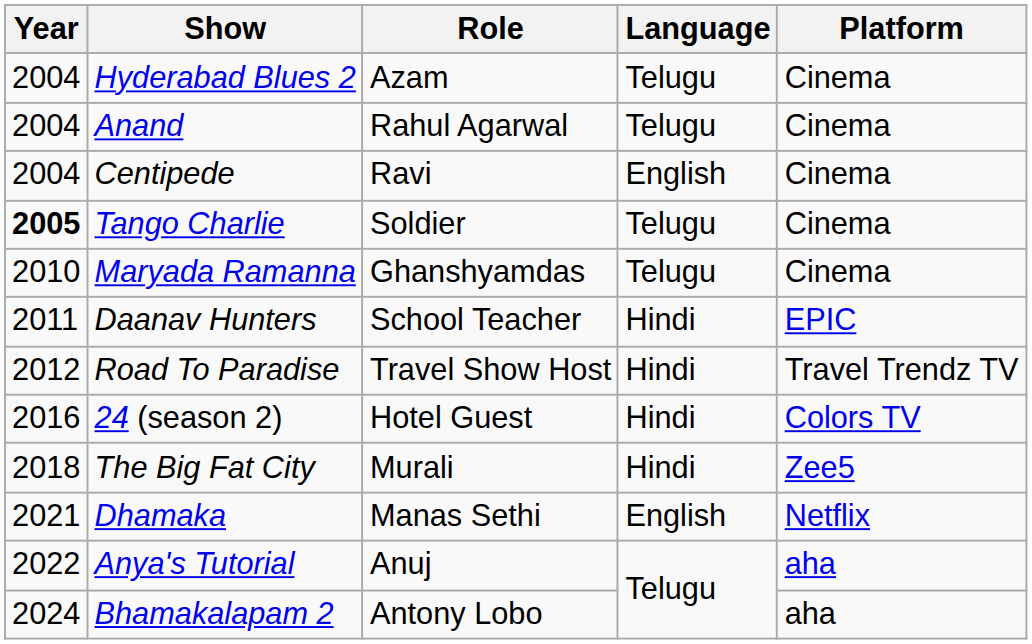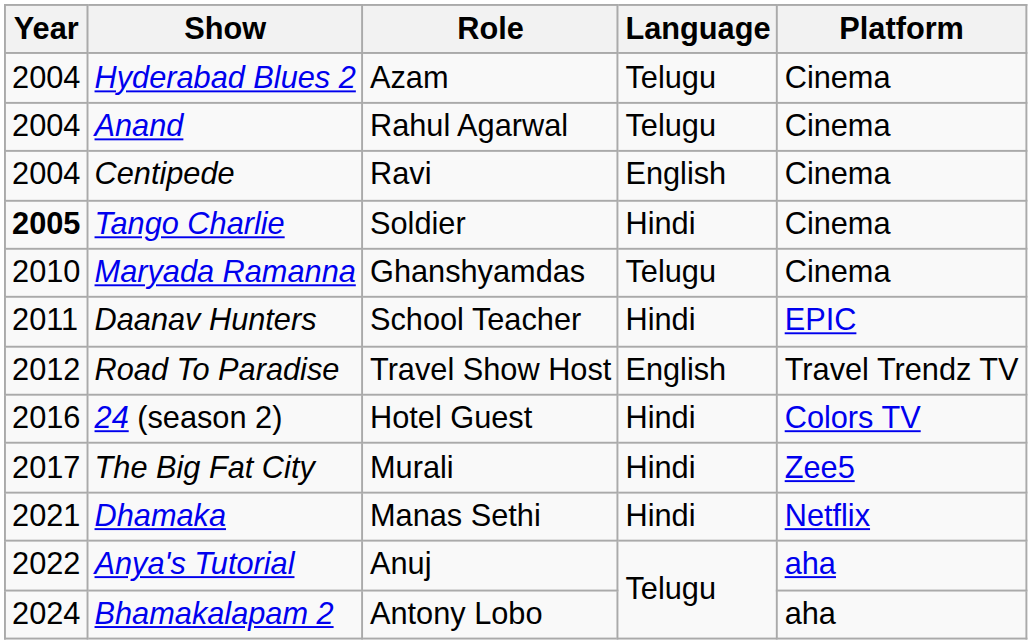(671, 223) Telugu -> (660, 223) Hindi
(660, 369) Hindi -> (676, 369) English
(46, 467) 2018 -> (46, 467) 2017
(676, 516) English -> (660, 516) Hindi
